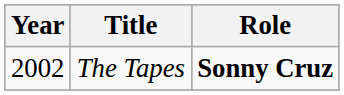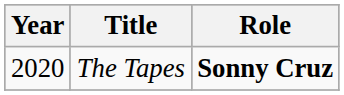(38, 68) 2002 -> (38, 68) 2020
